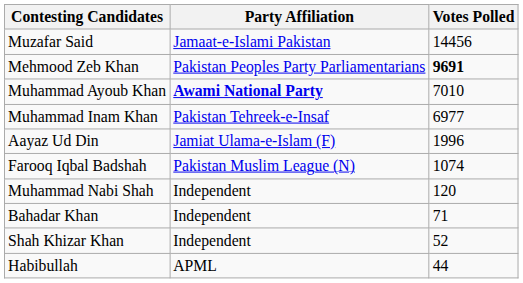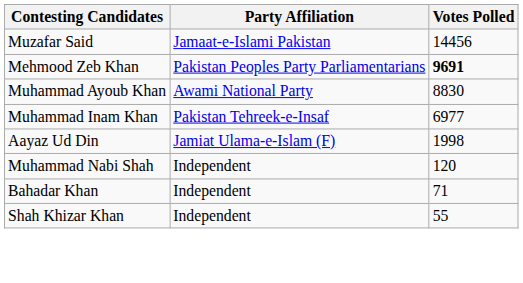(248, 91) bold -> (243, 91) normal
(448, 91) 7010 -> (448, 91) 8830
(448, 141) 1996 -> (448, 141) 1998
- row: (77, 166)
(440, 240) 52 -> (440, 215) 55
- row: (43, 265)
